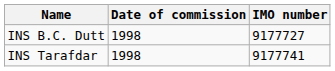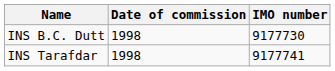(279, 35) 9177727 -> (279, 35) 9177730
